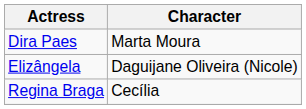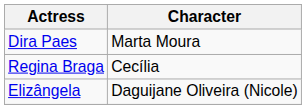rows swapped: (44, 66) <-> (56, 91)
